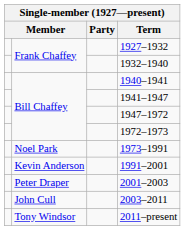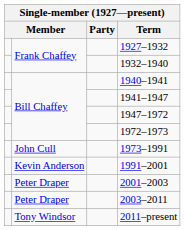(36, 149) Noel Park -> (35, 149) John Cull
(35, 200) John Cull -> (42, 200) Peter Draper
